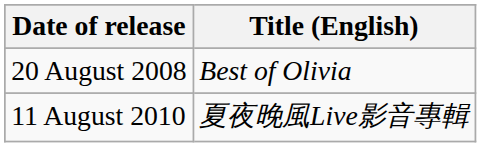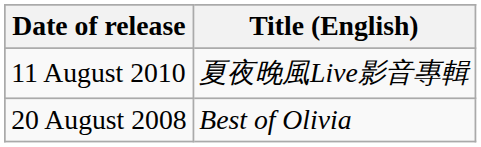rows swapped: (99, 70) <-> (98, 116)
